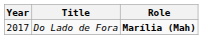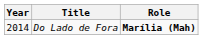(18, 27) 2017 -> (18, 27) 2014
